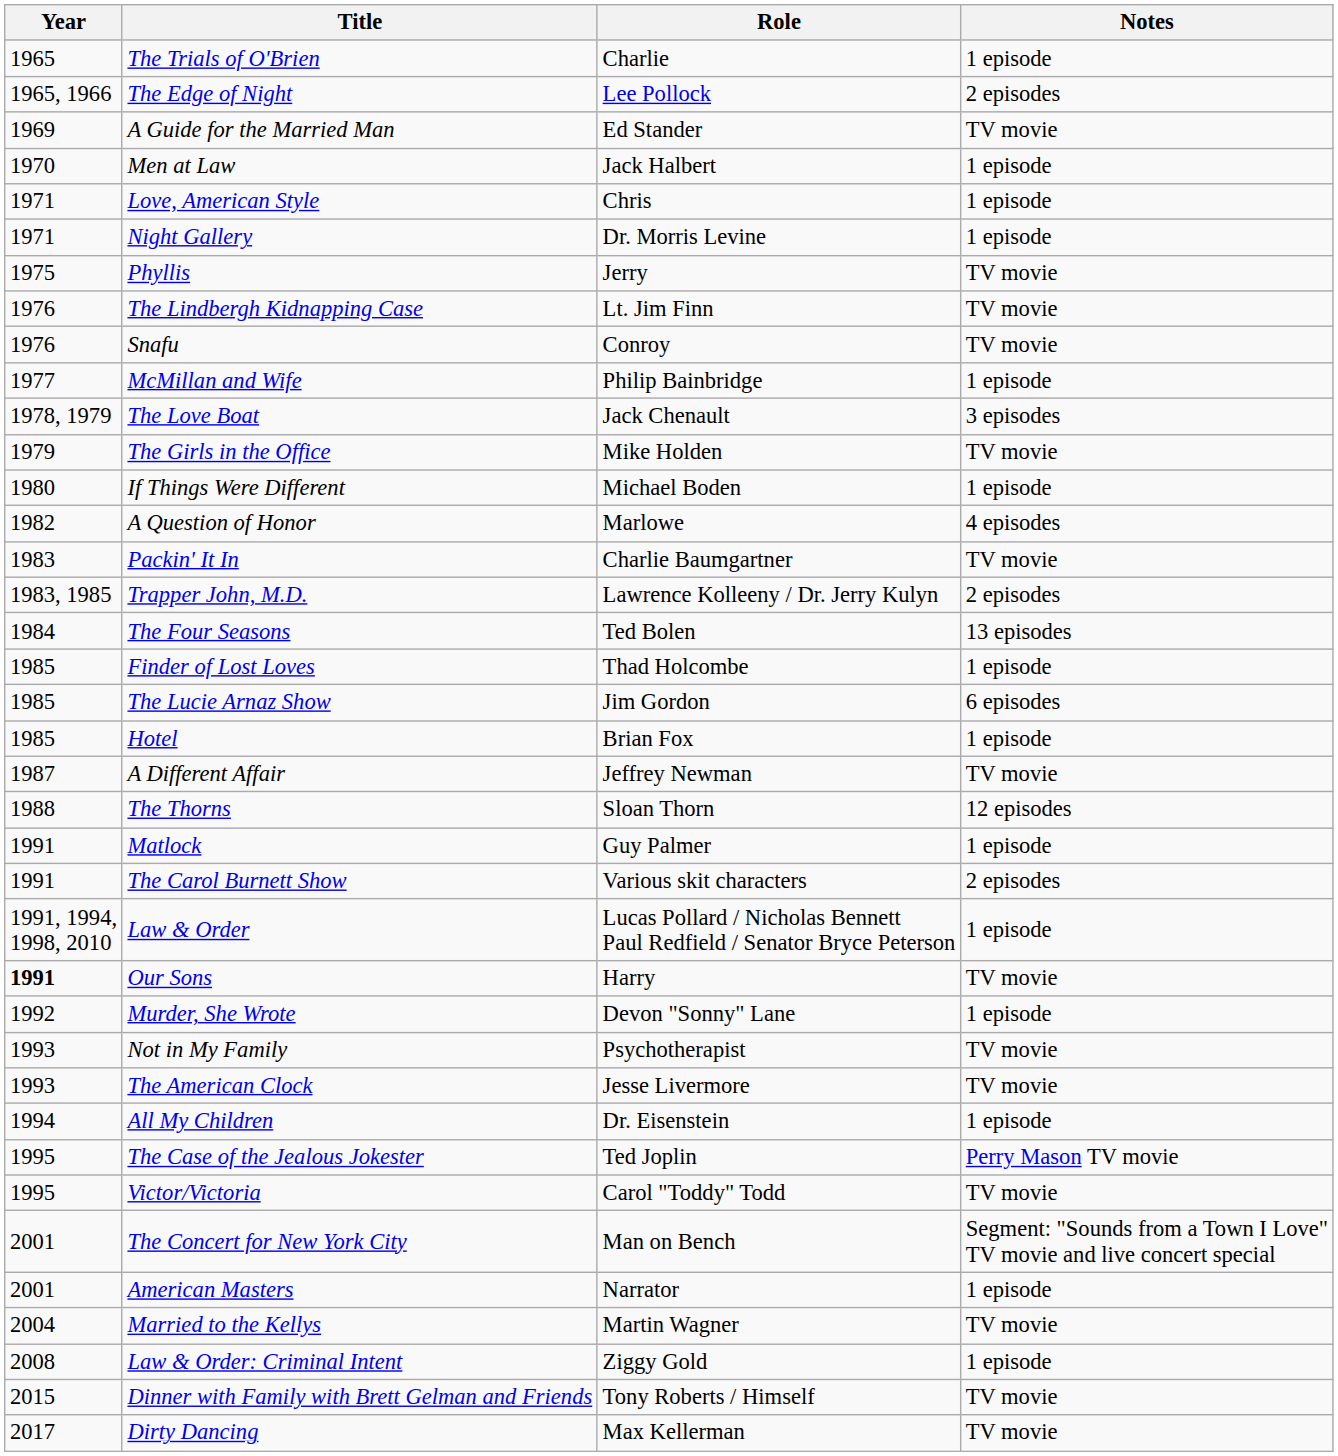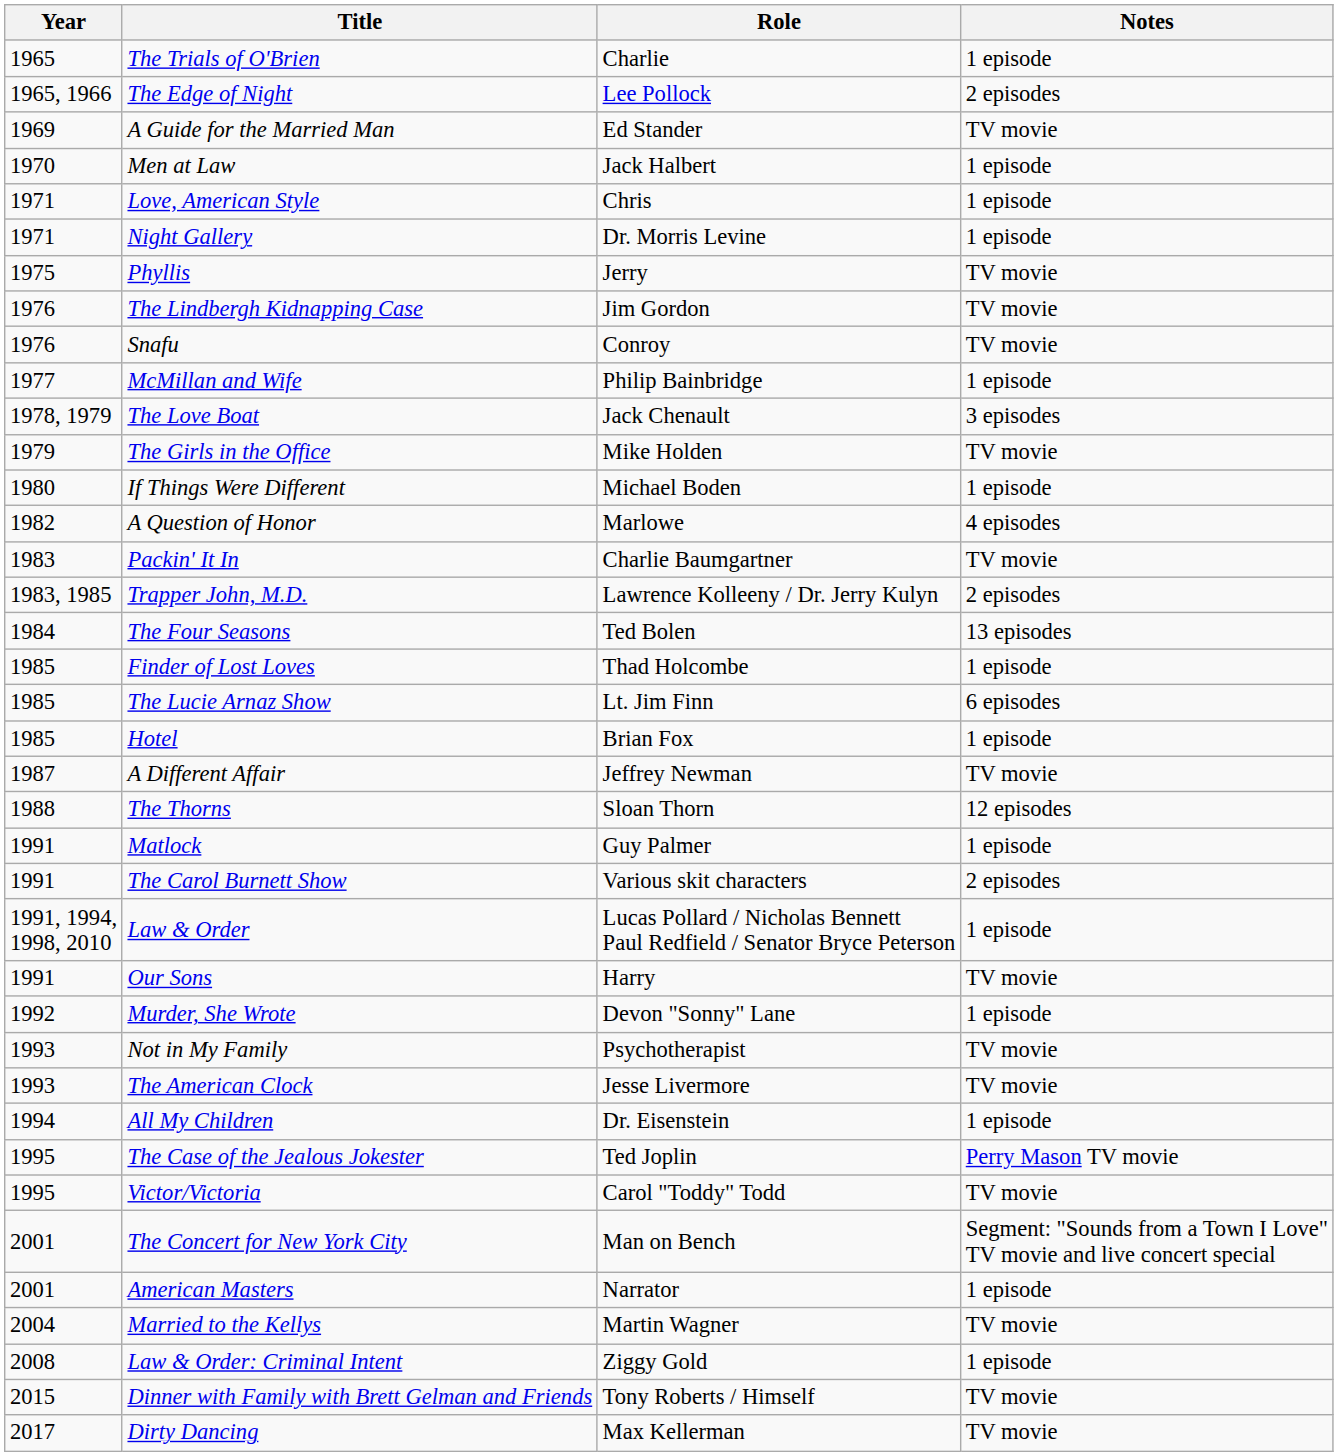(658, 308) Lt. Jim Finn -> (656, 308) Jim Gordon
(656, 702) Jim Gordon -> (658, 702) Lt. Jim Finn
(32, 978) bold -> (32, 978) normal
